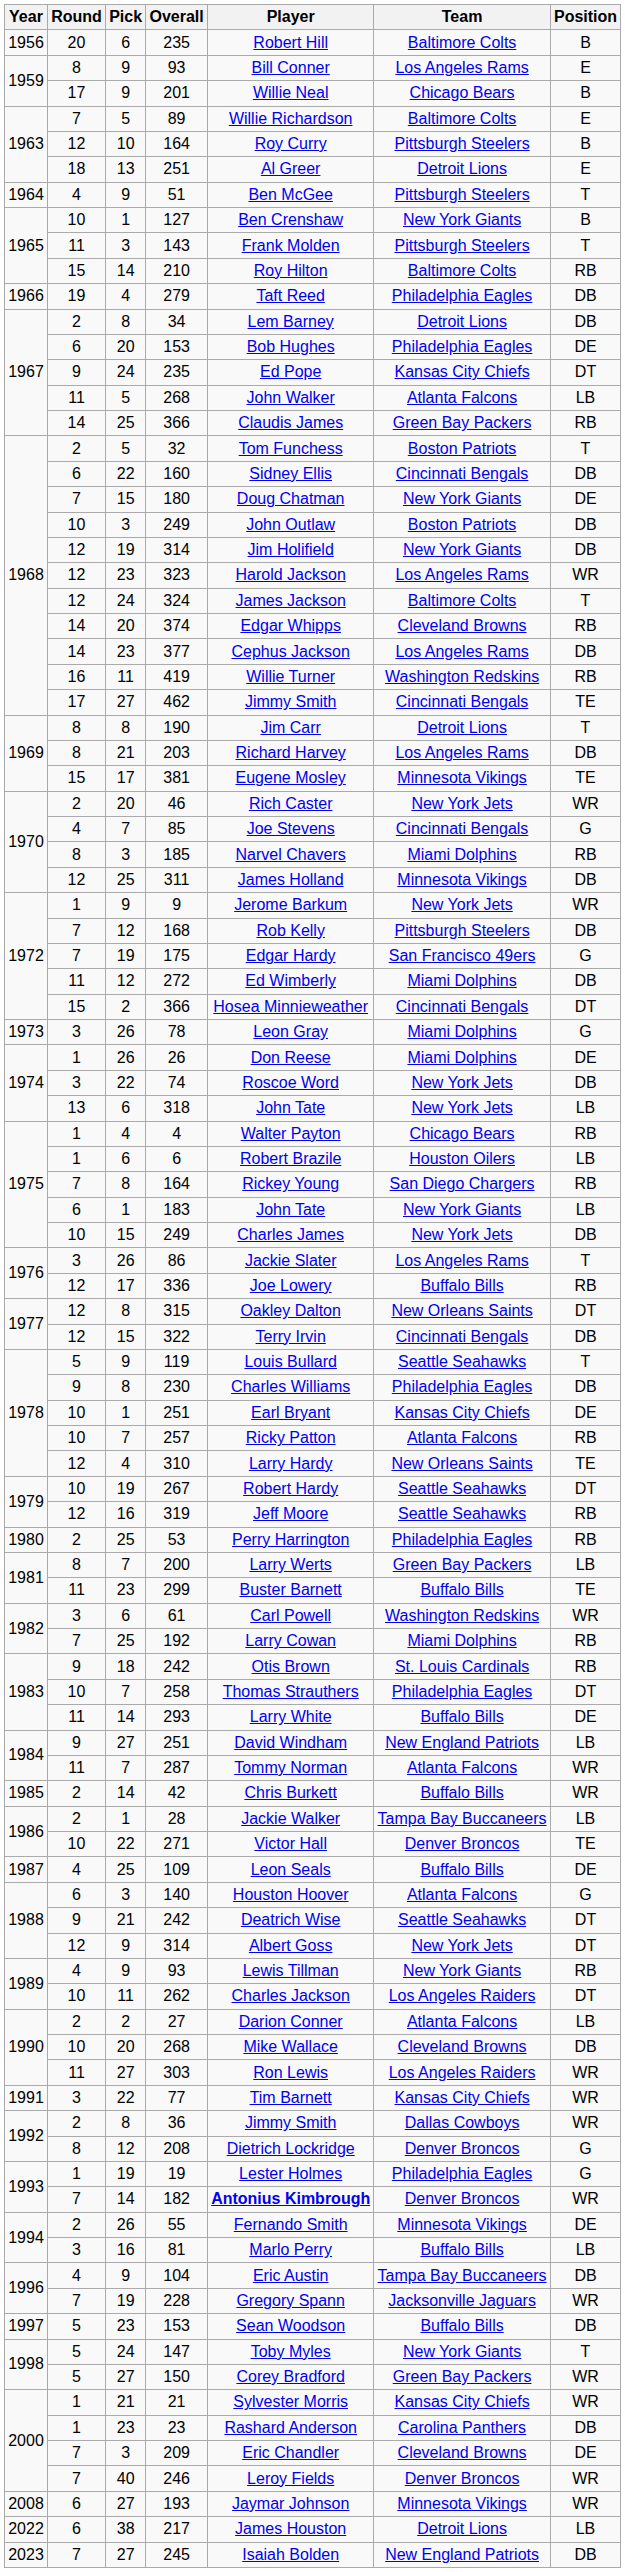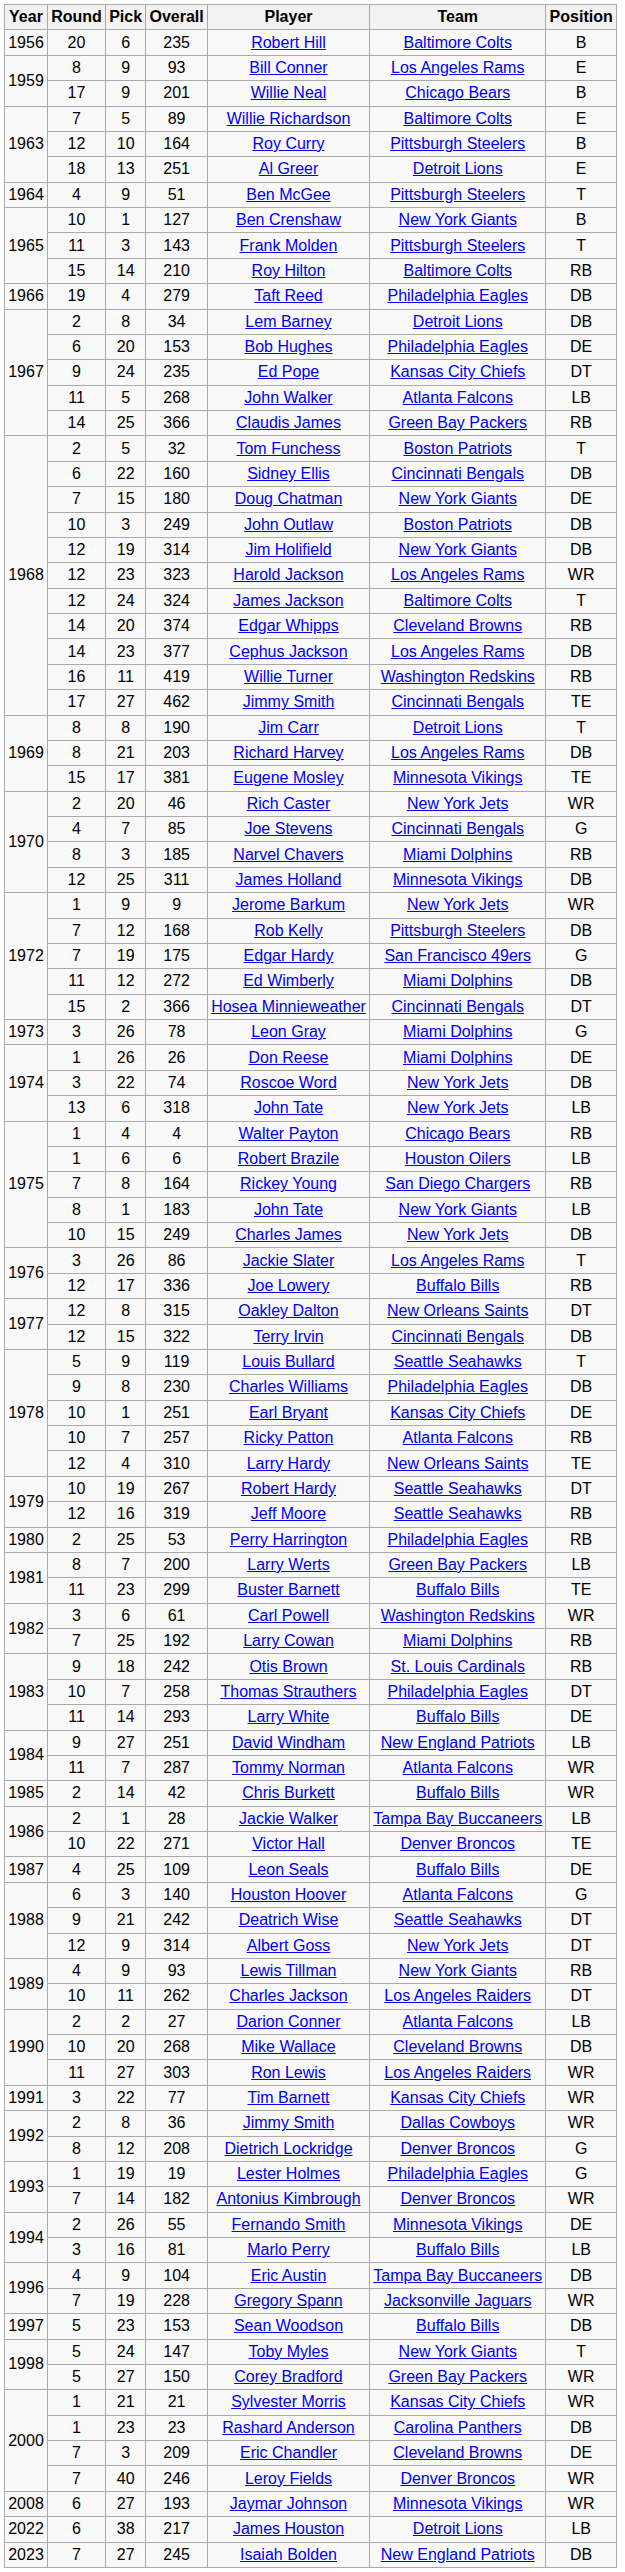(76, 1209) 6 -> (76, 1209) 8
(291, 2199) bold -> (288, 2199) normal
